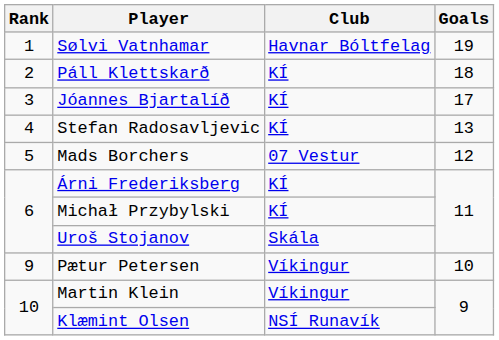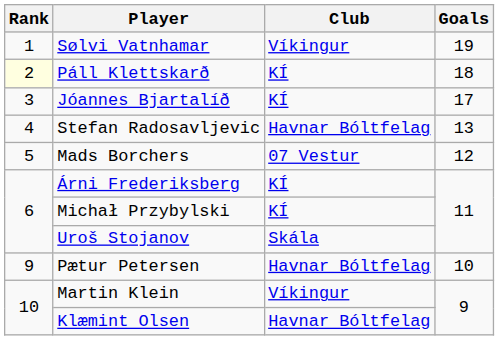(349, 46) Havnar Bóltfelag -> (309, 46) Víkingur
(29, 74) no background -> (29, 74) lightyellow background
(278, 129) KÍ -> (349, 129) Havnar Bóltfelag
(309, 266) Víkingur -> (349, 266) Havnar Bóltfelag
(324, 321) NSÍ Runavík -> (349, 321) Havnar Bóltfelag
